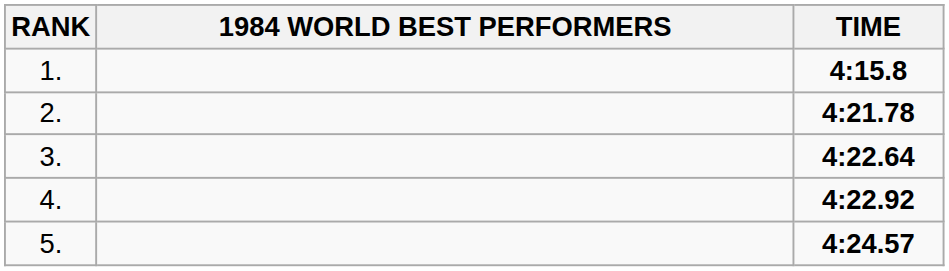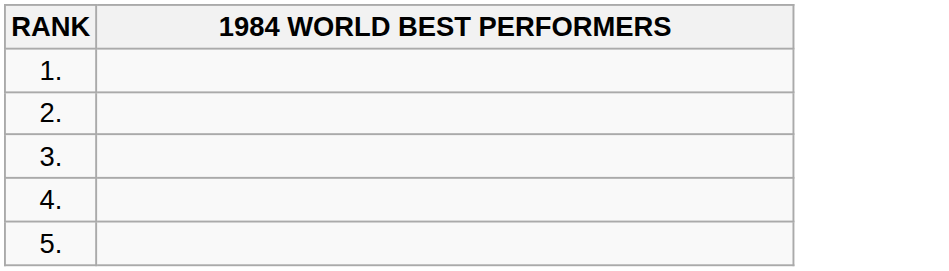- column: (868, 27)
